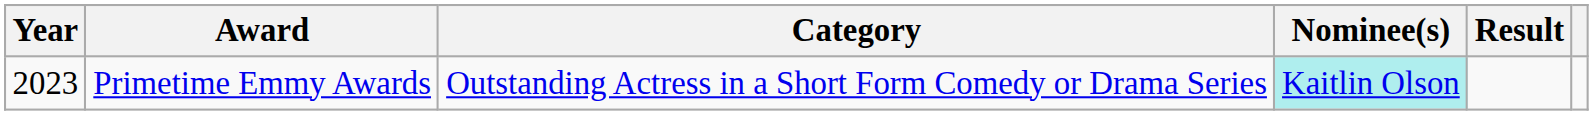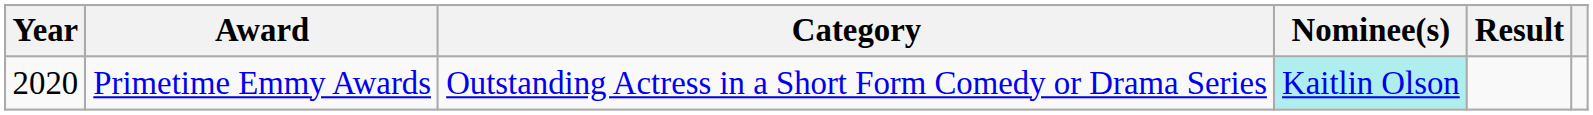(45, 82) 2023 -> (45, 82) 2020
